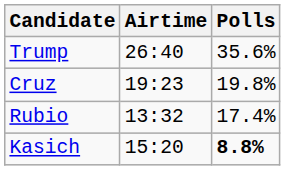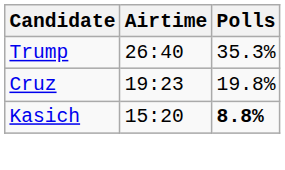(246, 53) 35.6% -> (246, 53) 35.3%
- row: (39, 117)
